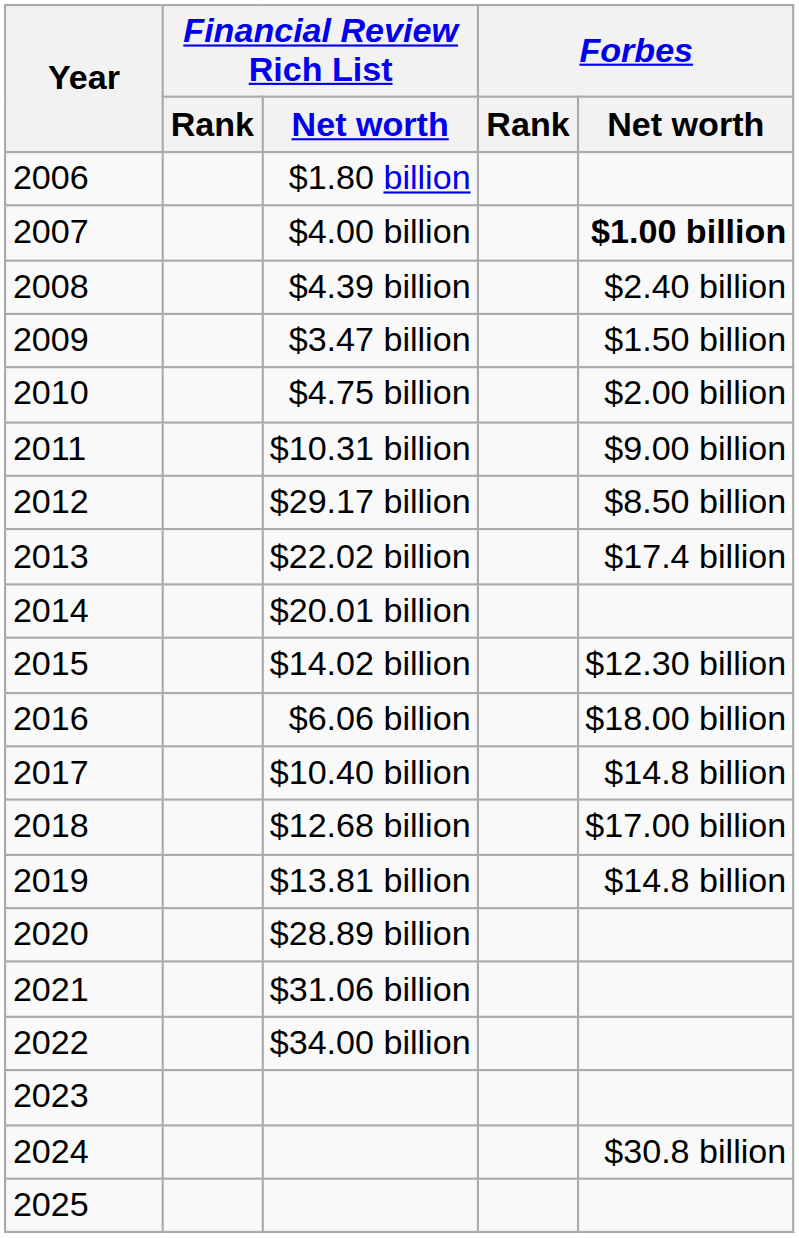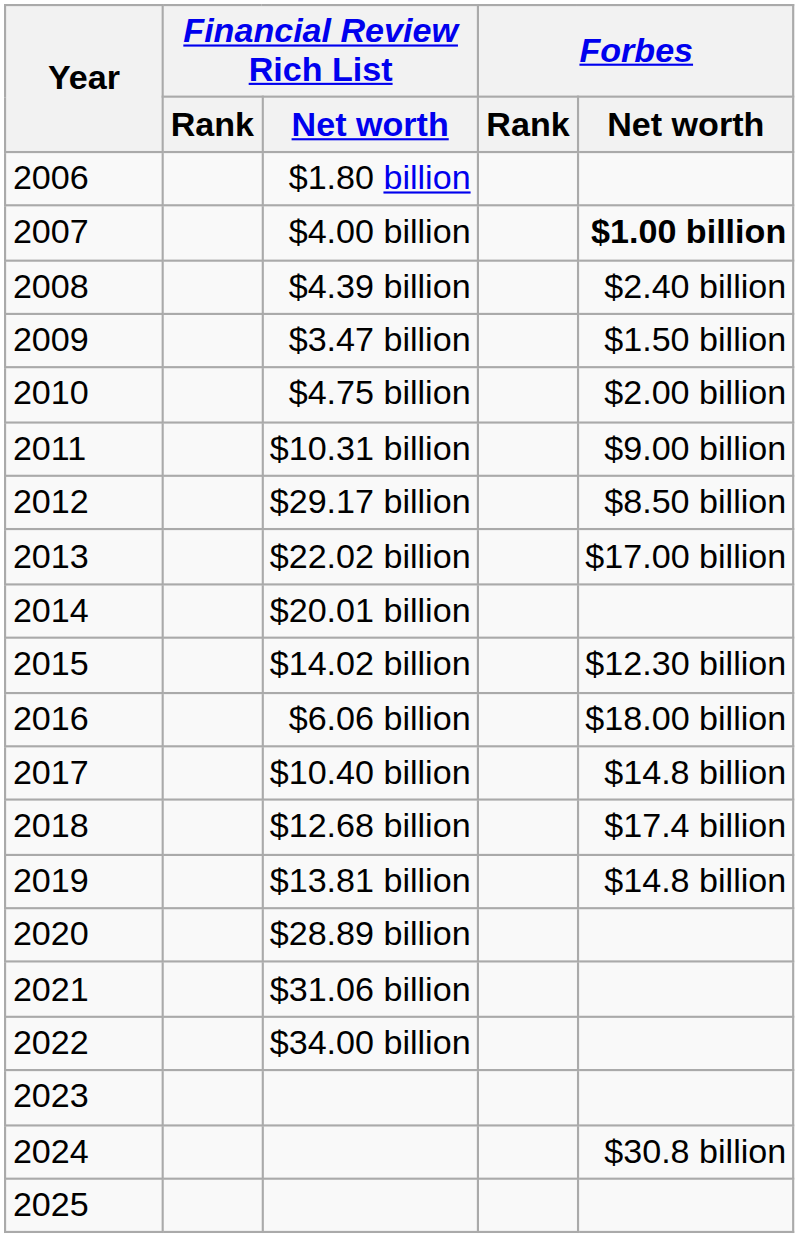(695, 556) $17.4 billion -> (686, 556) $17.00 billion
(686, 826) $17.00 billion -> (695, 826) $17.4 billion
